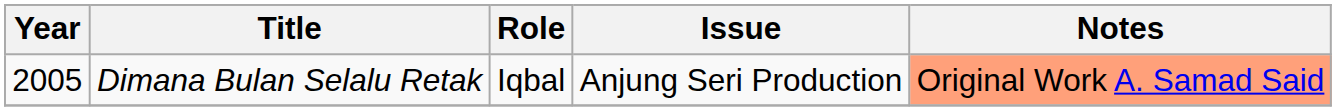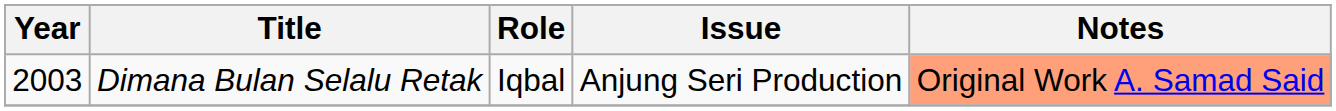(47, 79) 2005 -> (47, 79) 2003
